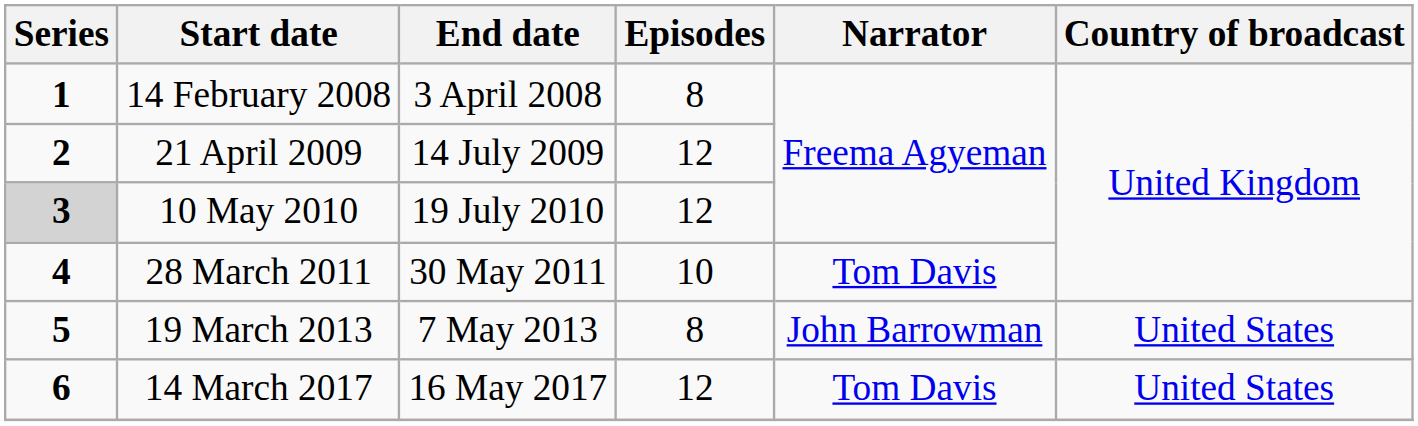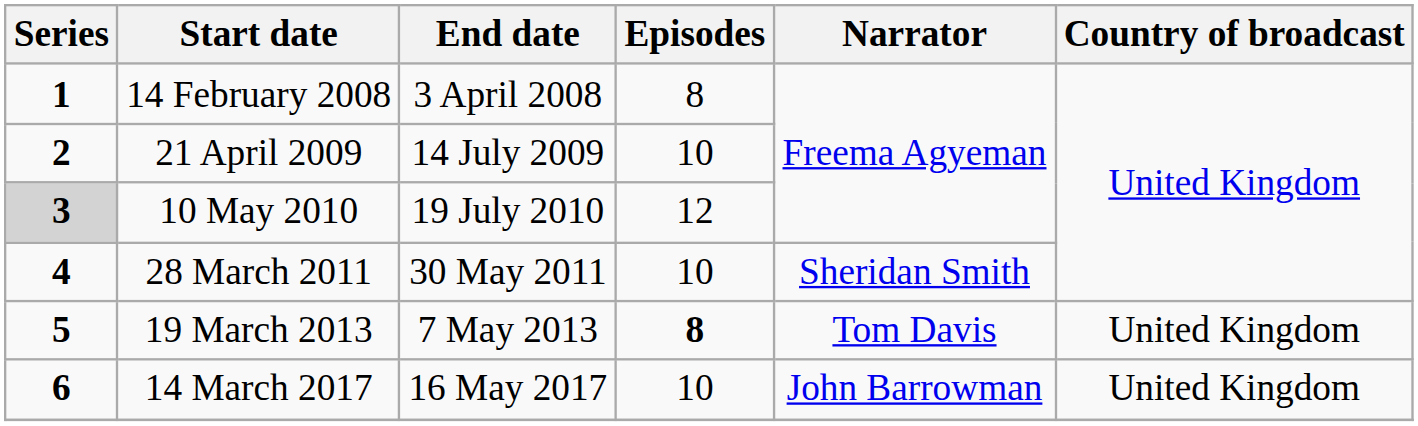(695, 152) 12 -> (695, 152) 10
(914, 270) Tom Davis -> (915, 270) Sheridan Smith
(695, 329) normal -> (695, 329) bold
(915, 329) John Barrowman -> (914, 329) Tom Davis
(1234, 329) United States -> (1234, 329) United Kingdom
(695, 388) 12 -> (695, 388) 10
(914, 388) Tom Davis -> (915, 388) John Barrowman
(1234, 388) United States -> (1234, 388) United Kingdom
